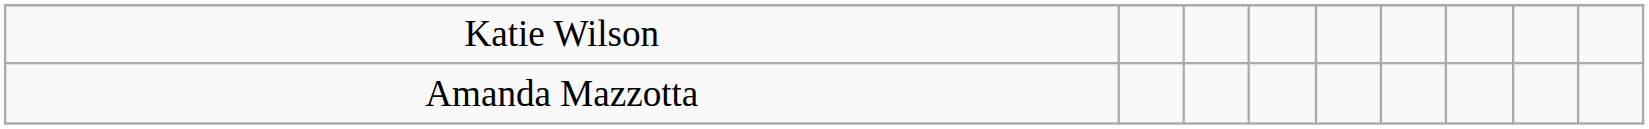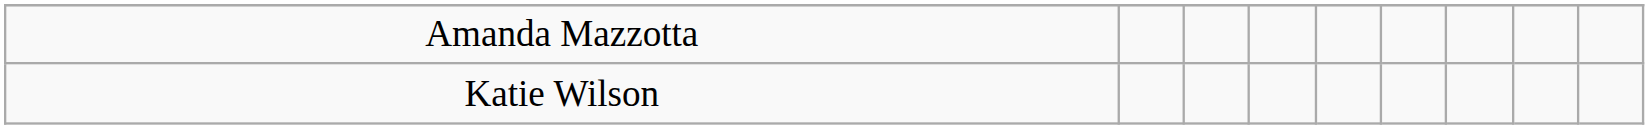rows swapped: (562, 92) <-> (562, 33)
